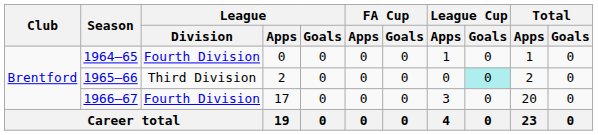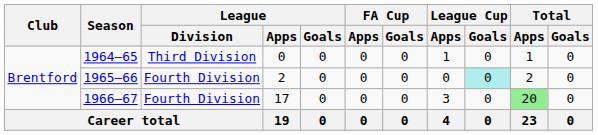(202, 57) Fourth Division -> (202, 57) Third Division
(202, 78) Third Division -> (202, 78) Fourth Division
(529, 99) no background -> (529, 99) lightgreen background
